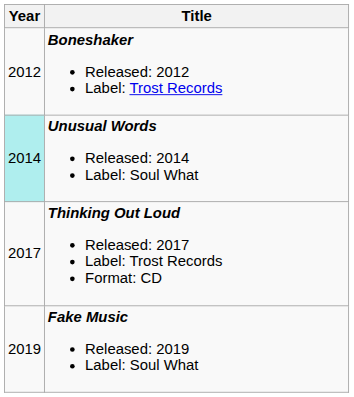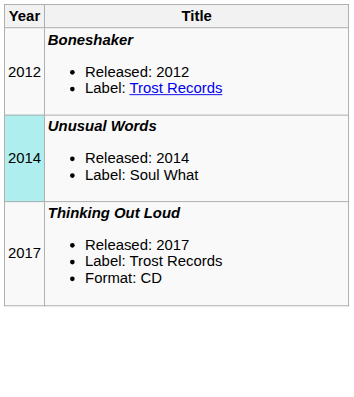- row: (197, 341)
